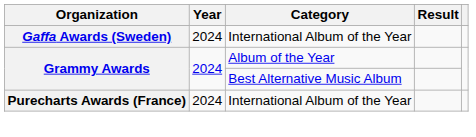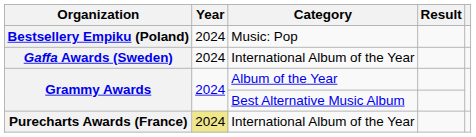+ row: (98, 36)
(207, 100) no background -> (210, 121) khaki background
